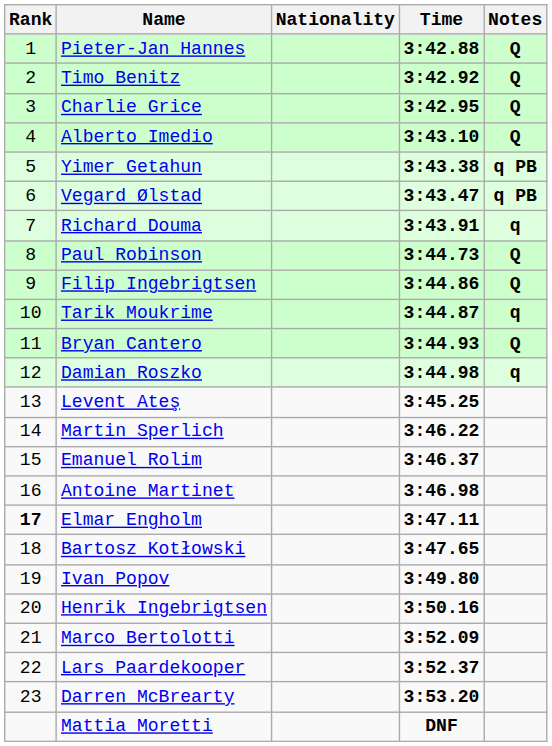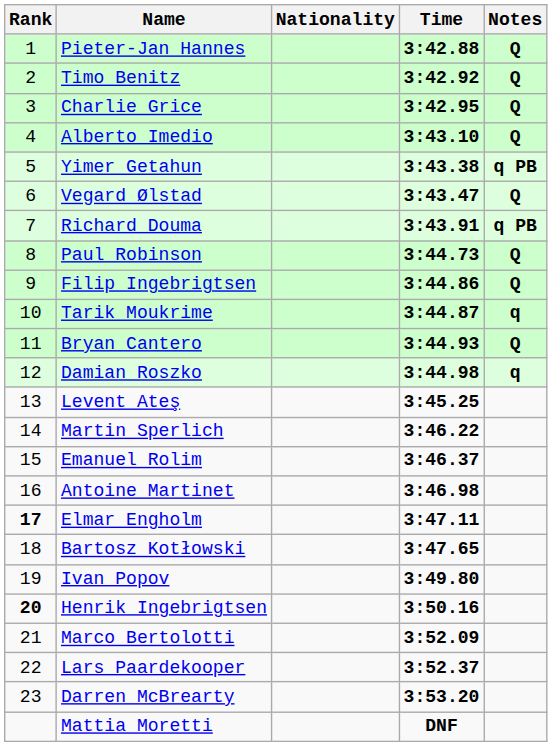(515, 196) q PB -> (515, 196) Q
(515, 226) q -> (515, 226) q PB
(31, 608) normal -> (31, 608) bold
